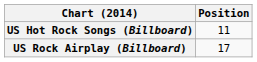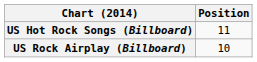(224, 48) 17 -> (224, 48) 10
